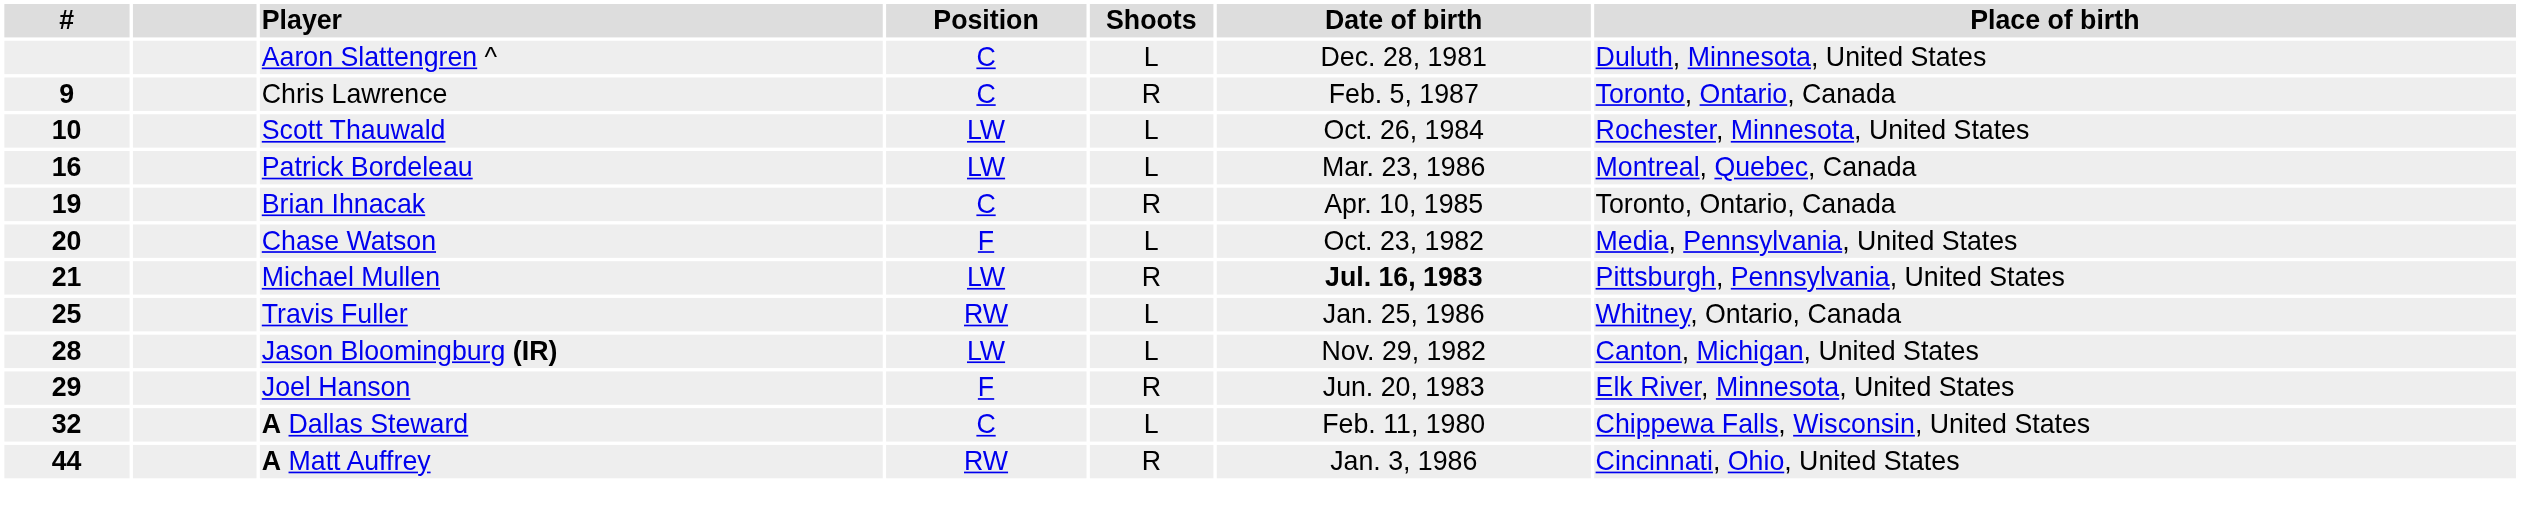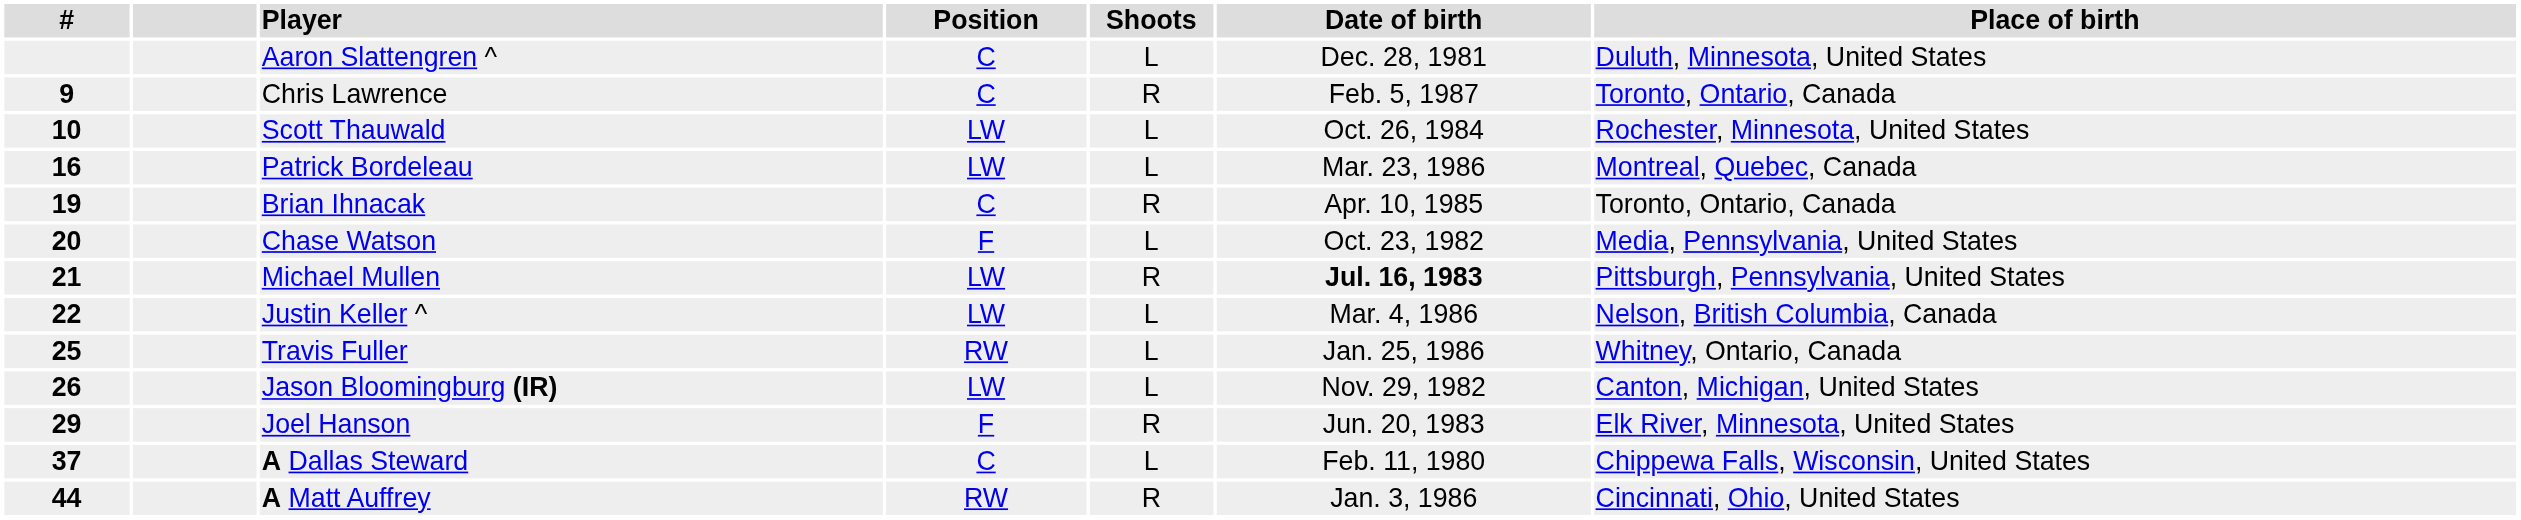+ row: (345, 314)
(67, 351) 28 -> (67, 387) 26
(67, 424) 32 -> (67, 461) 37
